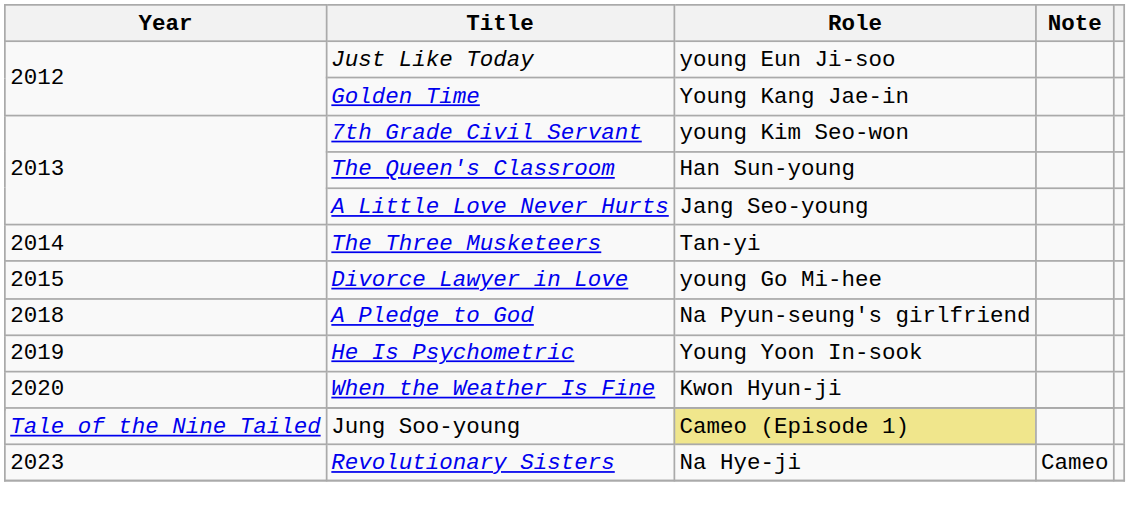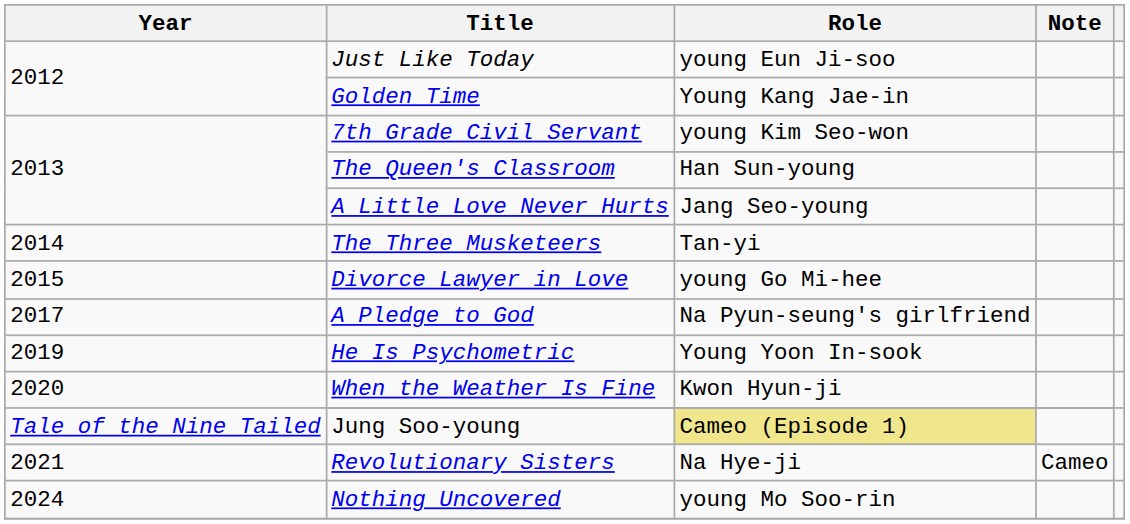(37, 316) 2018 -> (37, 316) 2017
(37, 463) 2023 -> (37, 463) 2021
+ row: (446, 500)
